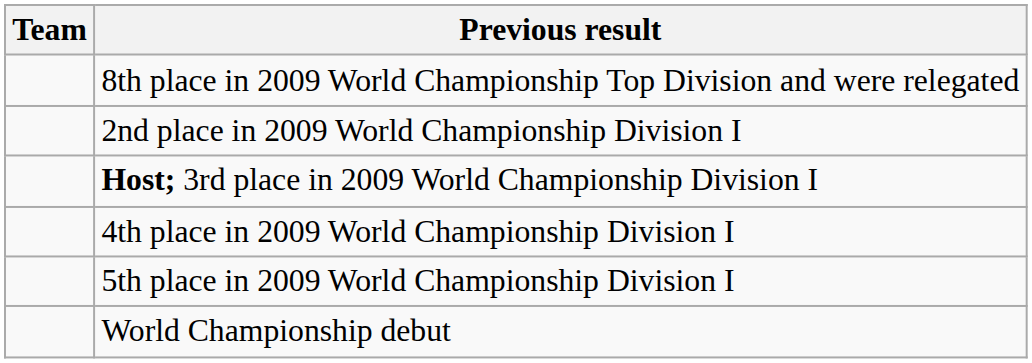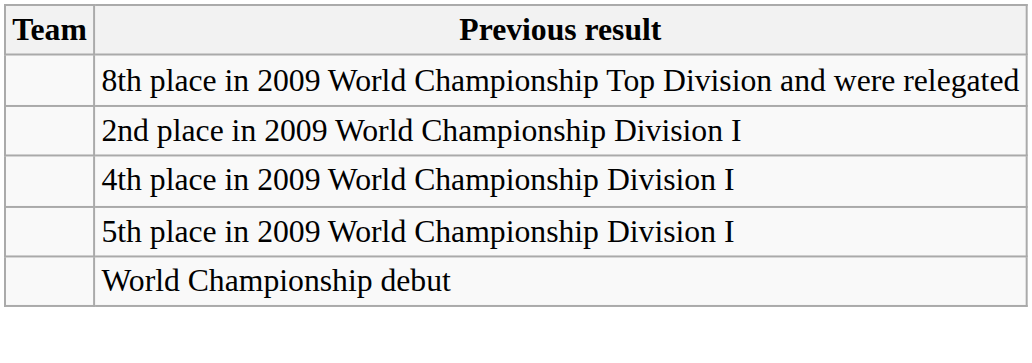- row: (460, 180)
